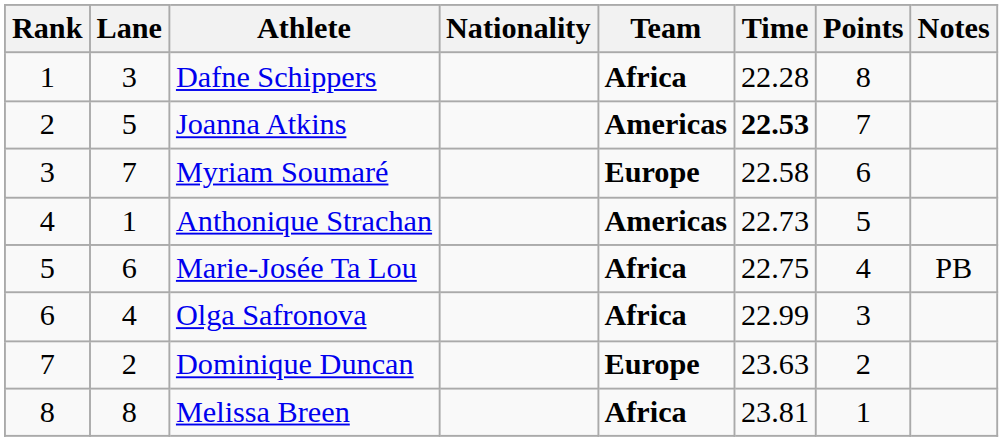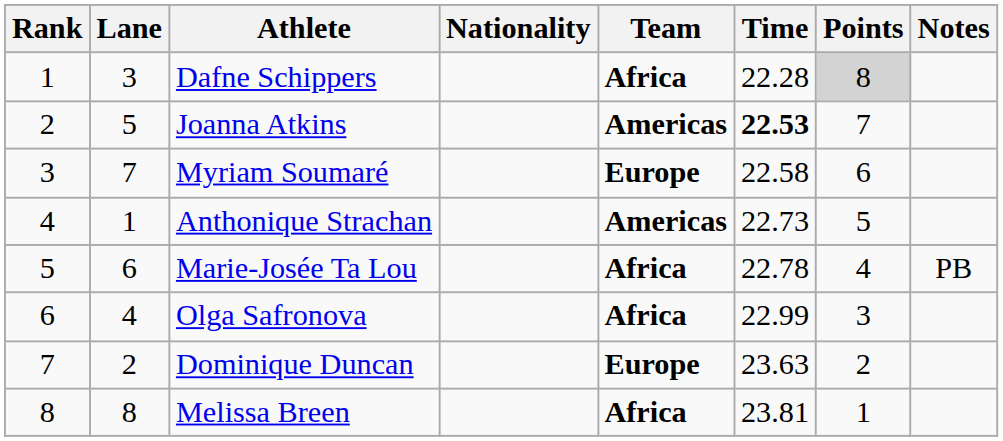(863, 76) no background -> (863, 76) lightgrey background
(775, 268) 22.75 -> (775, 268) 22.78
